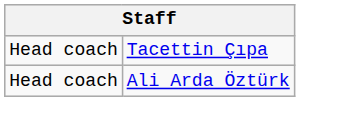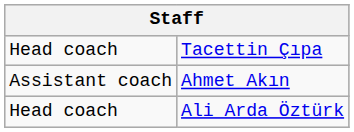+ row: (235, 81)
